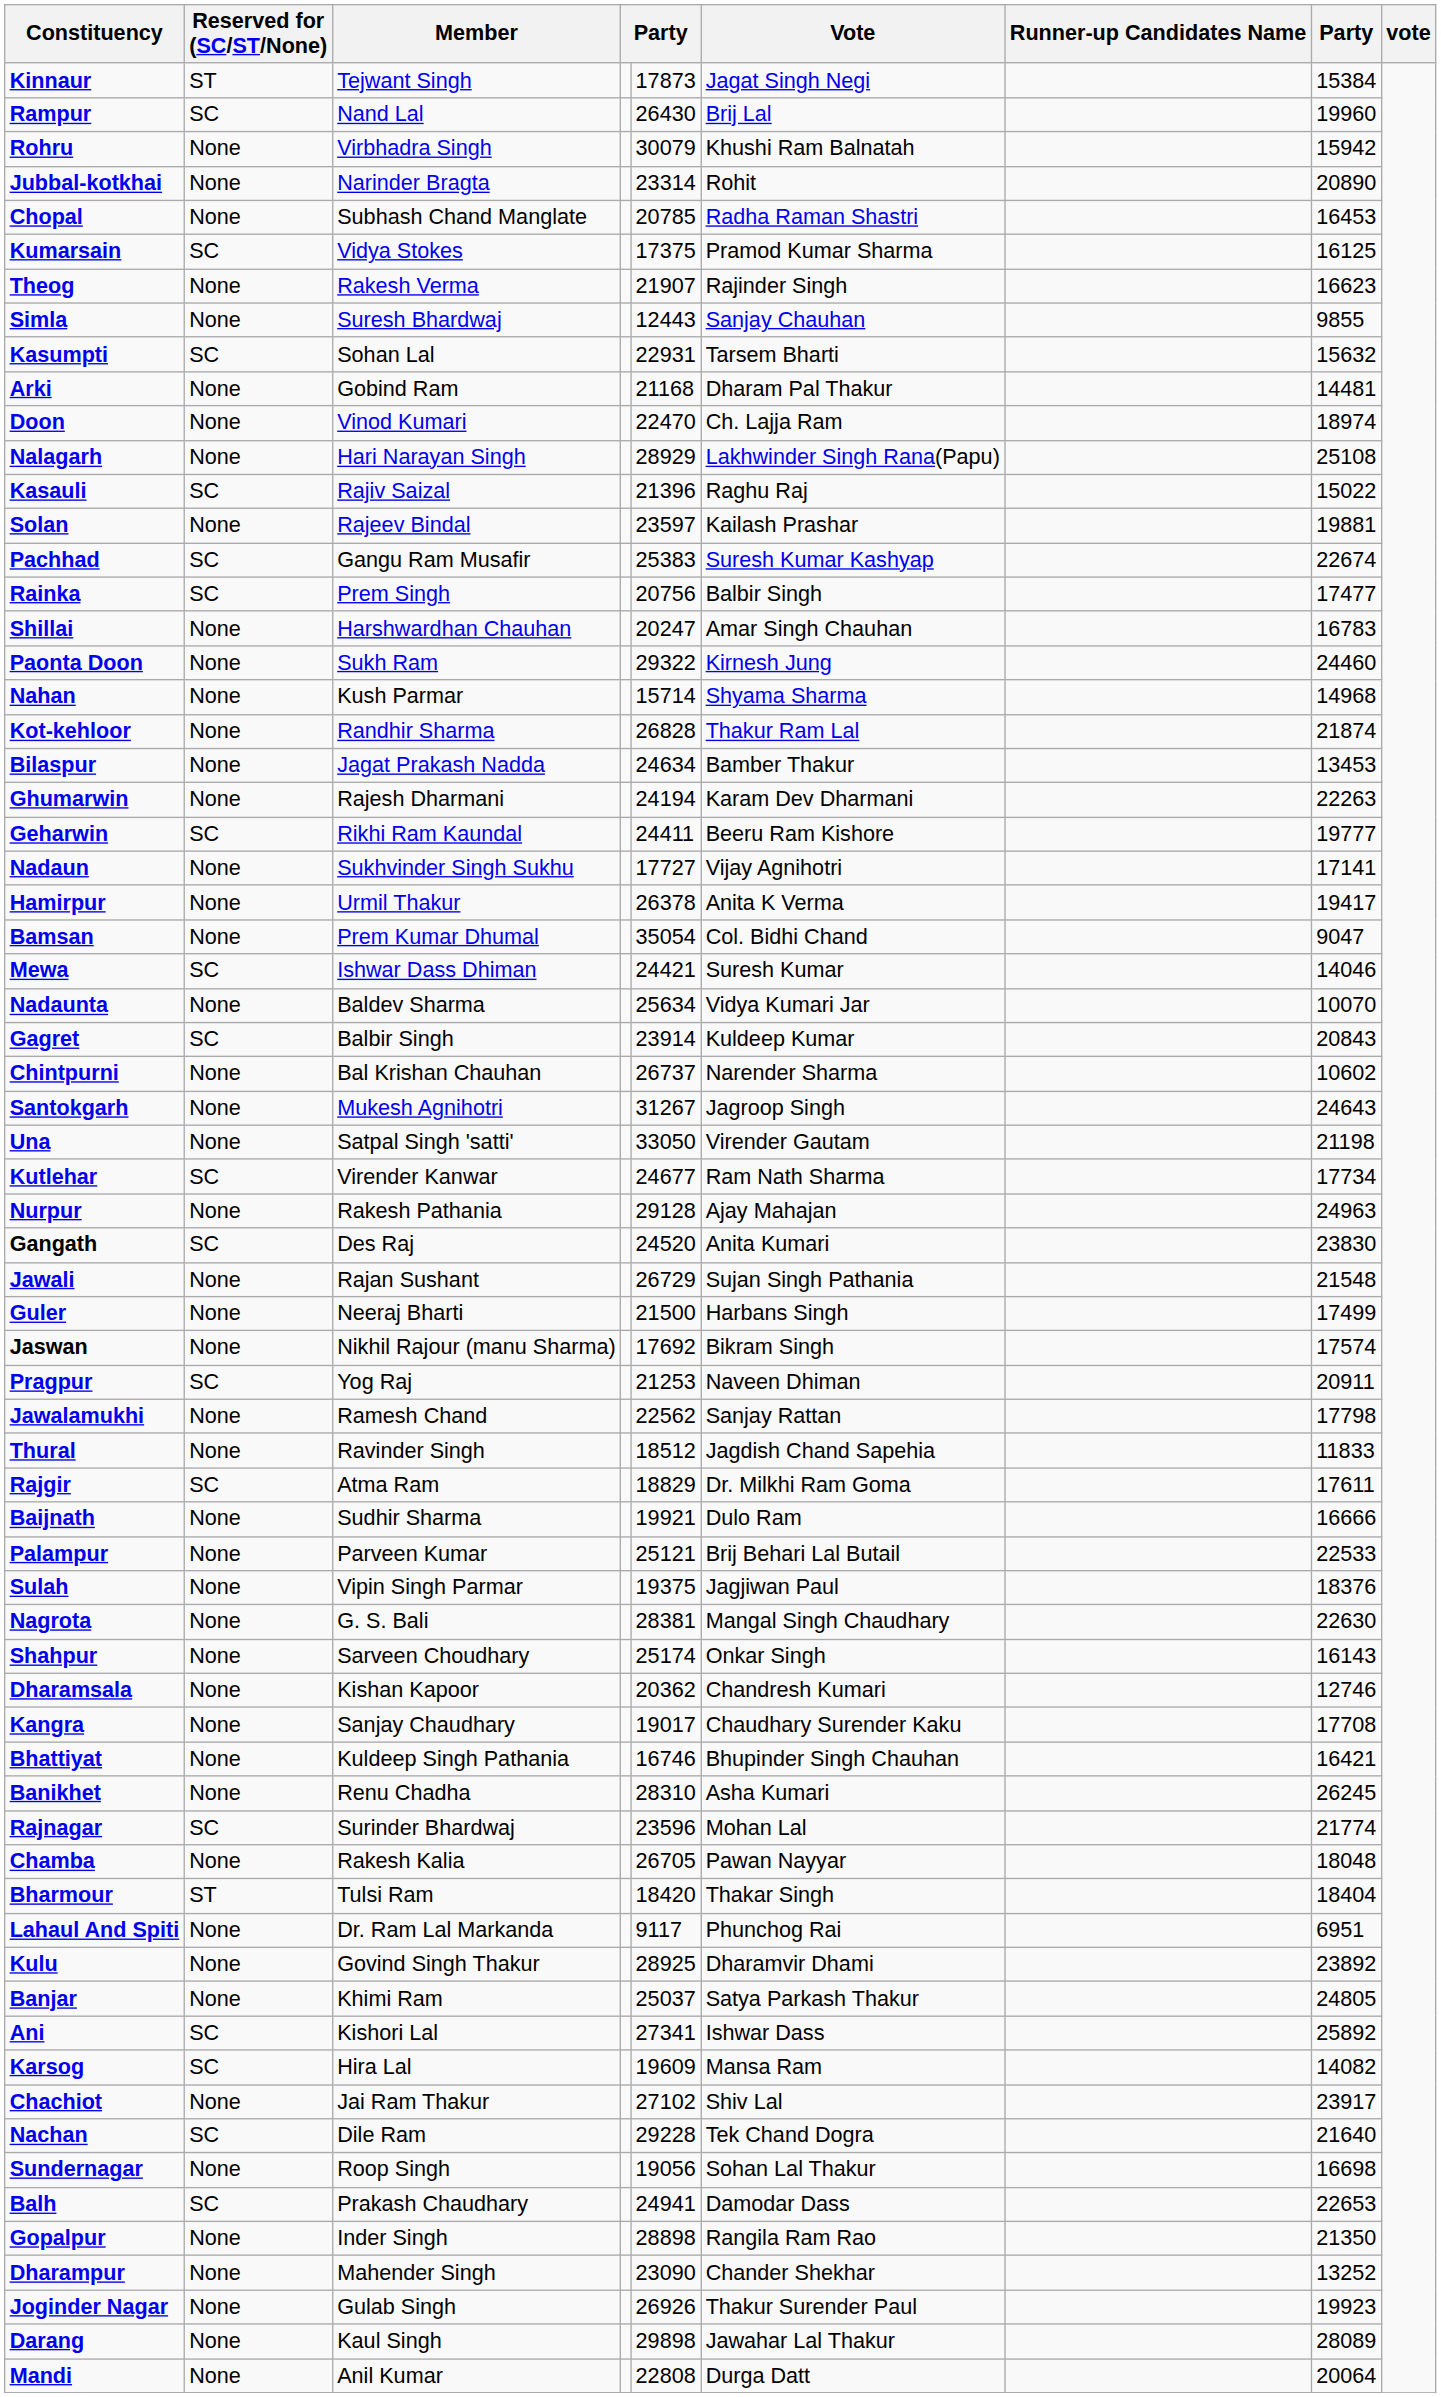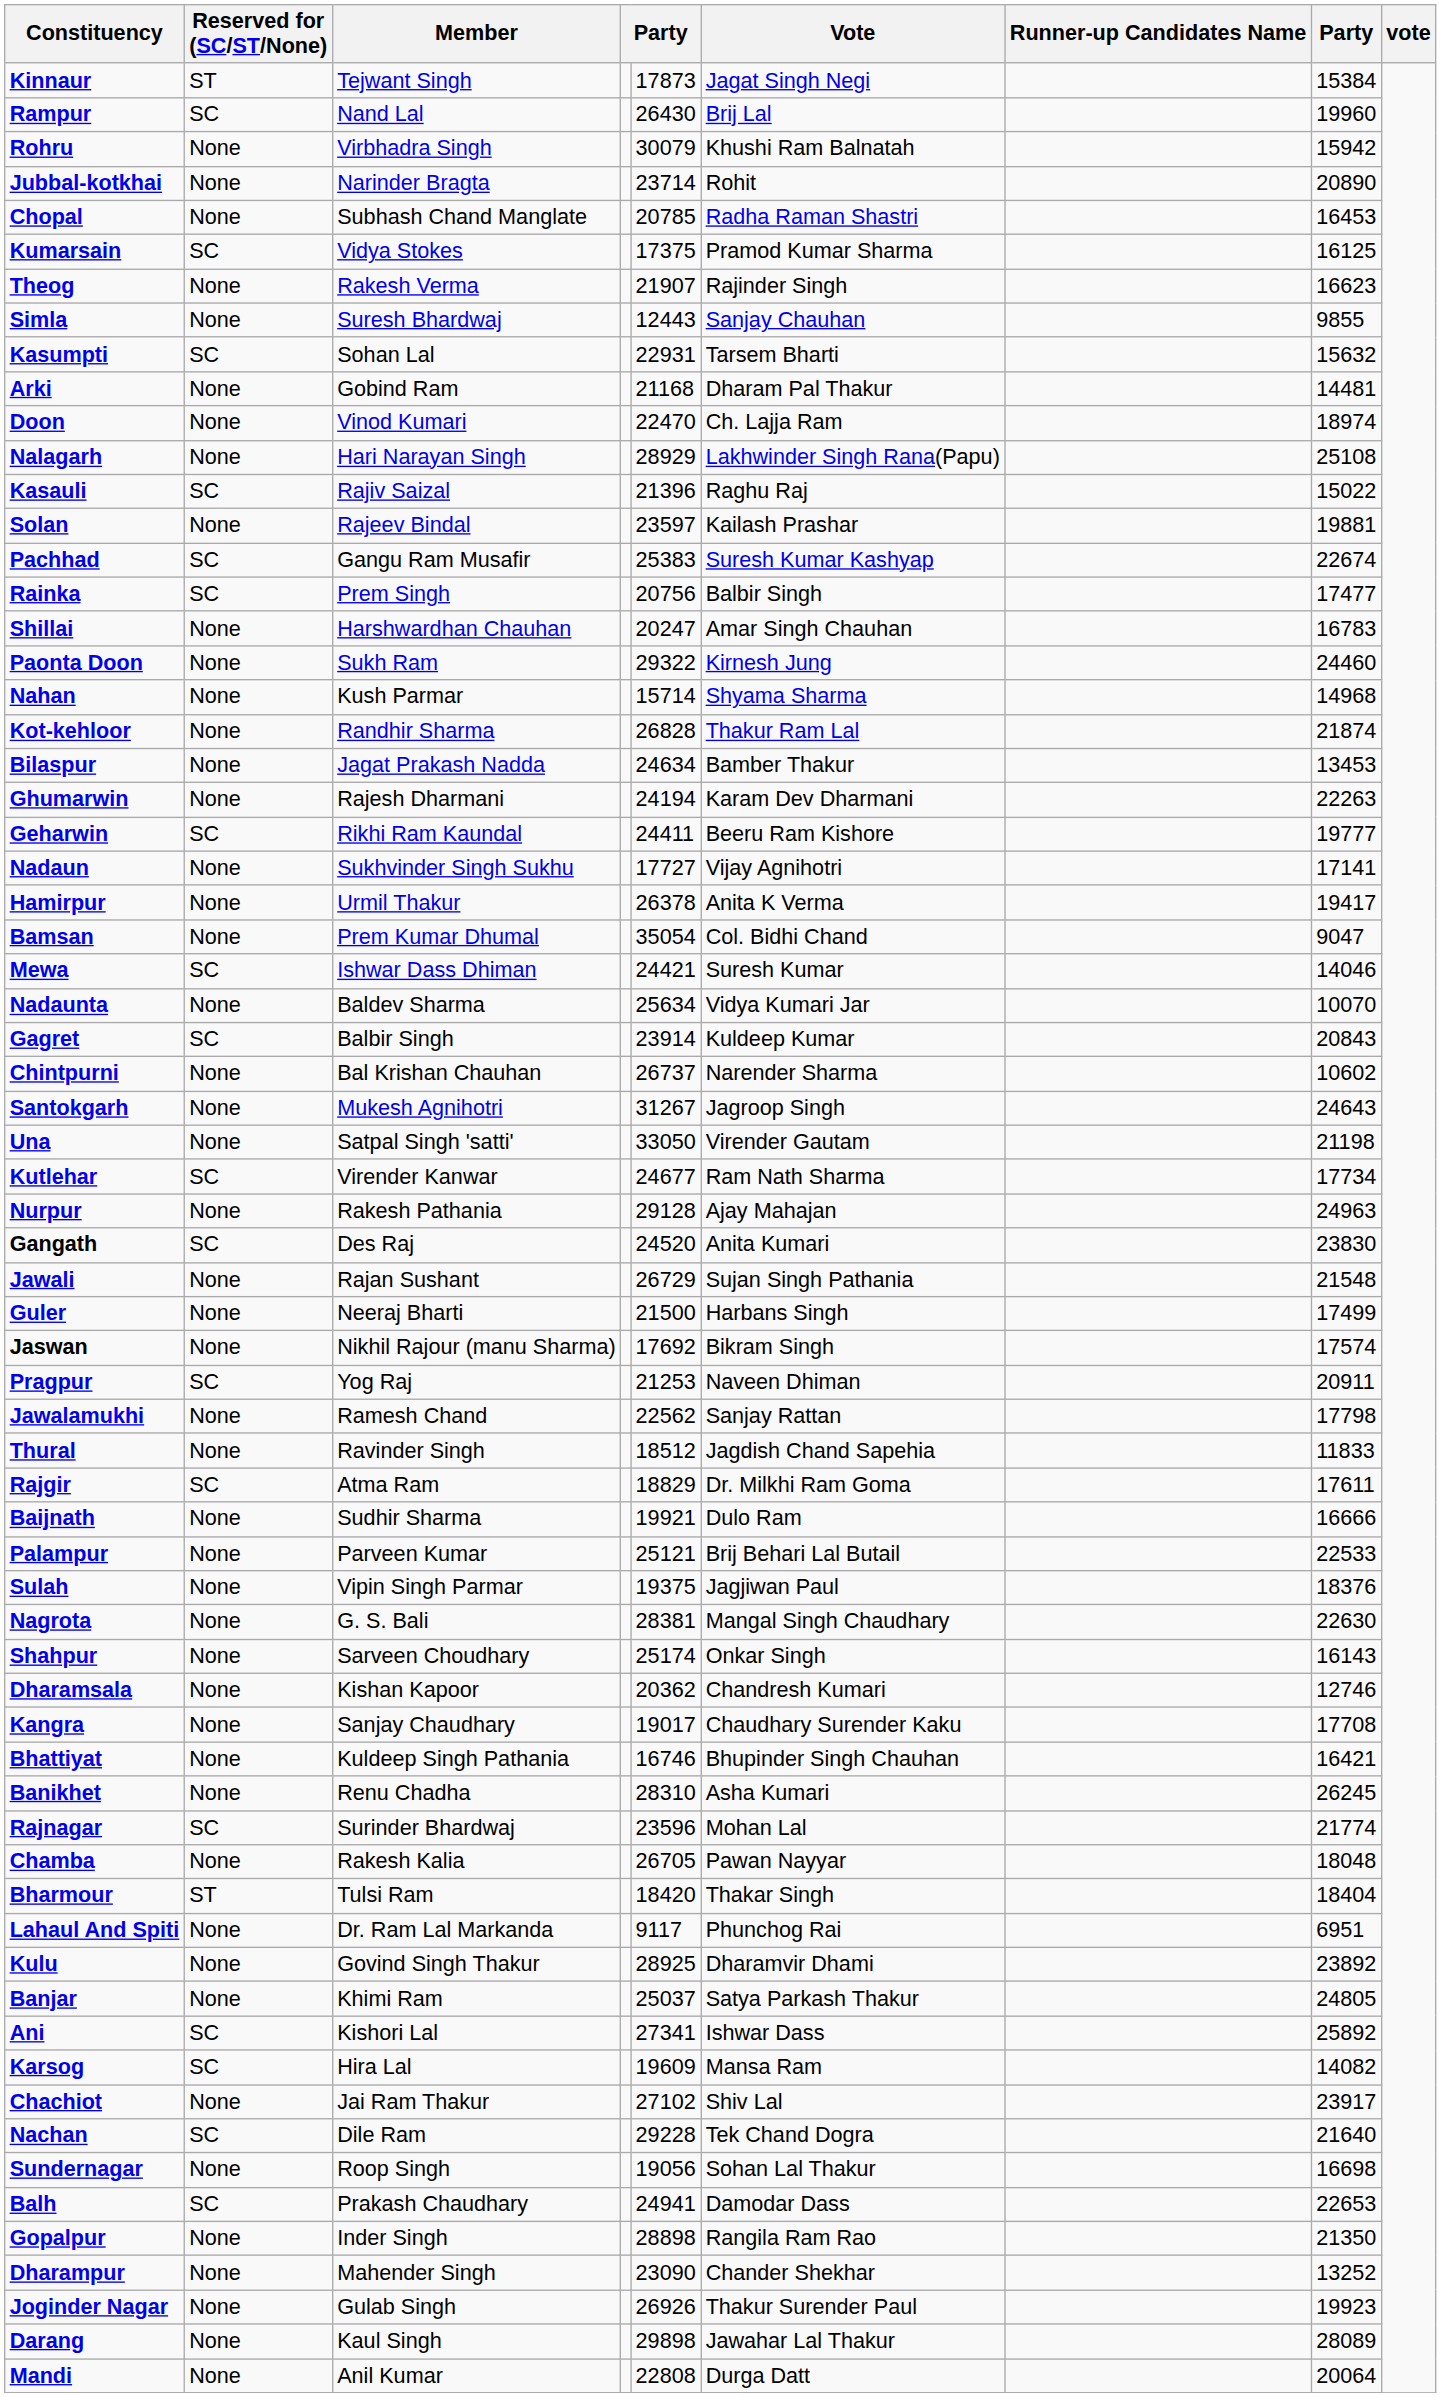(666, 182) 23314 -> (666, 182) 23714
